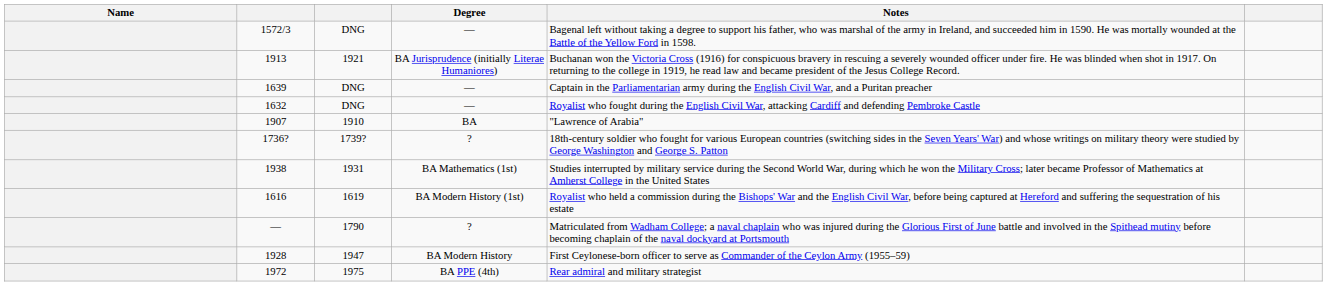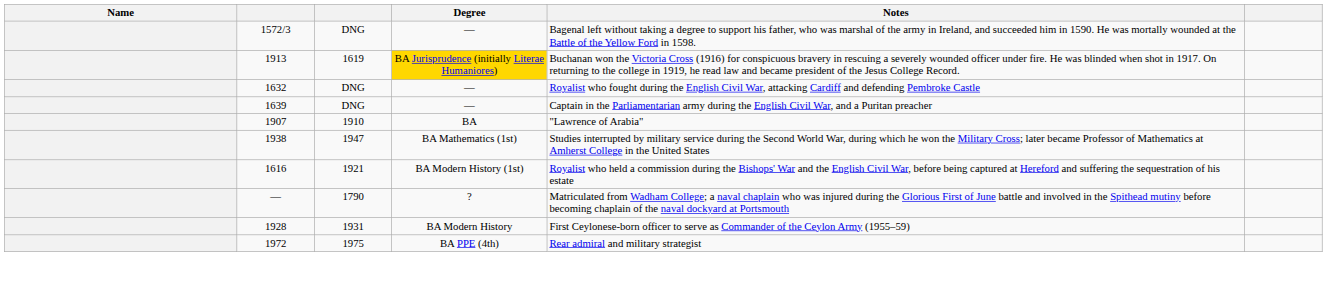(353, 59) 1921 -> (353, 59) 1619
(469, 65) no background -> (469, 65) gold background
rows swapped: (276, 88) <-> (276, 105)
- row: (276, 139)
(353, 168) 1931 -> (353, 139) 1947
(353, 197) 1619 -> (353, 168) 1921
(353, 255) 1947 -> (353, 226) 1931
